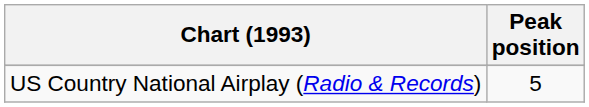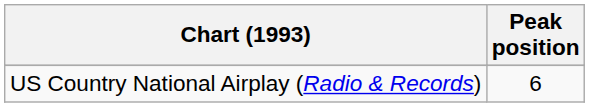(536, 83) 5 -> (536, 83) 6
